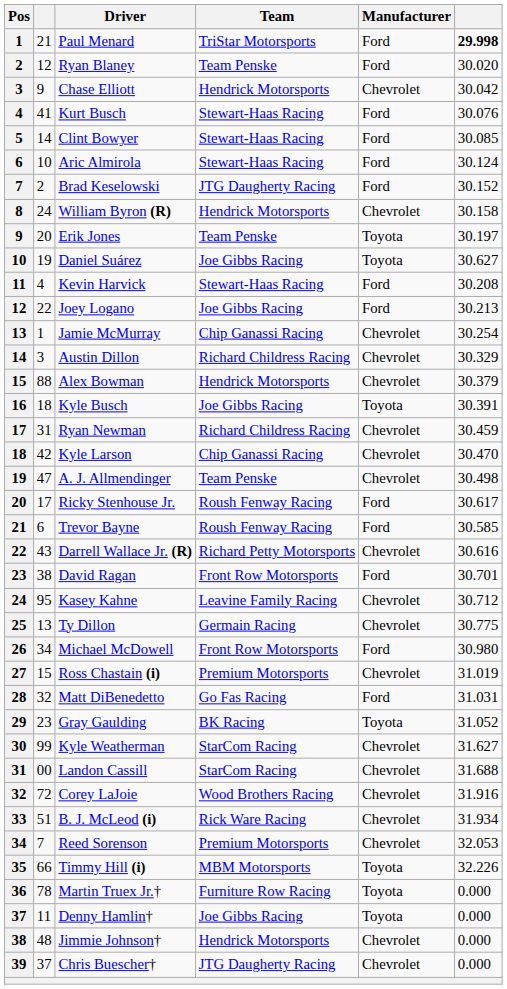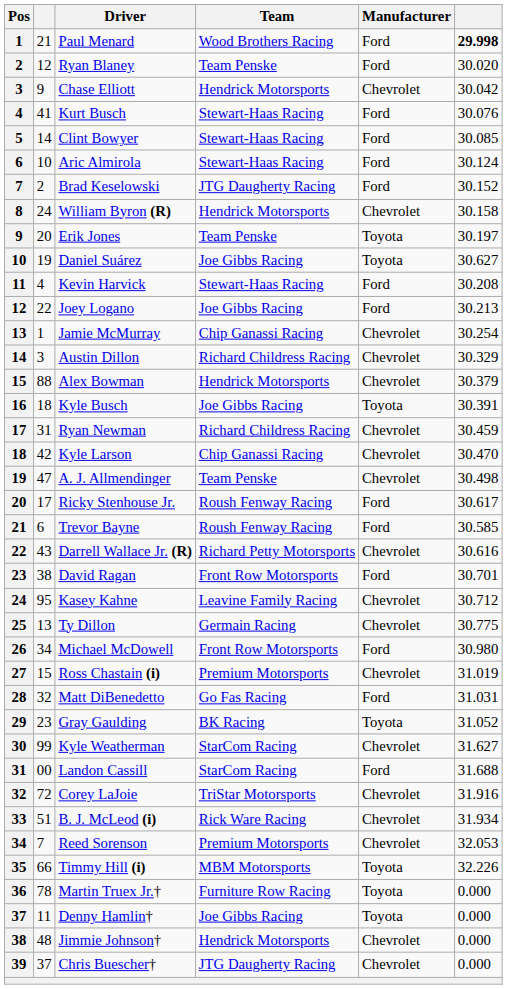(257, 41) TriStar Motorsports -> (266, 41) Wood Brothers Racing
(391, 770) Chevrolet -> (376, 770) Ford
(266, 794) Wood Brothers Racing -> (257, 794) TriStar Motorsports
